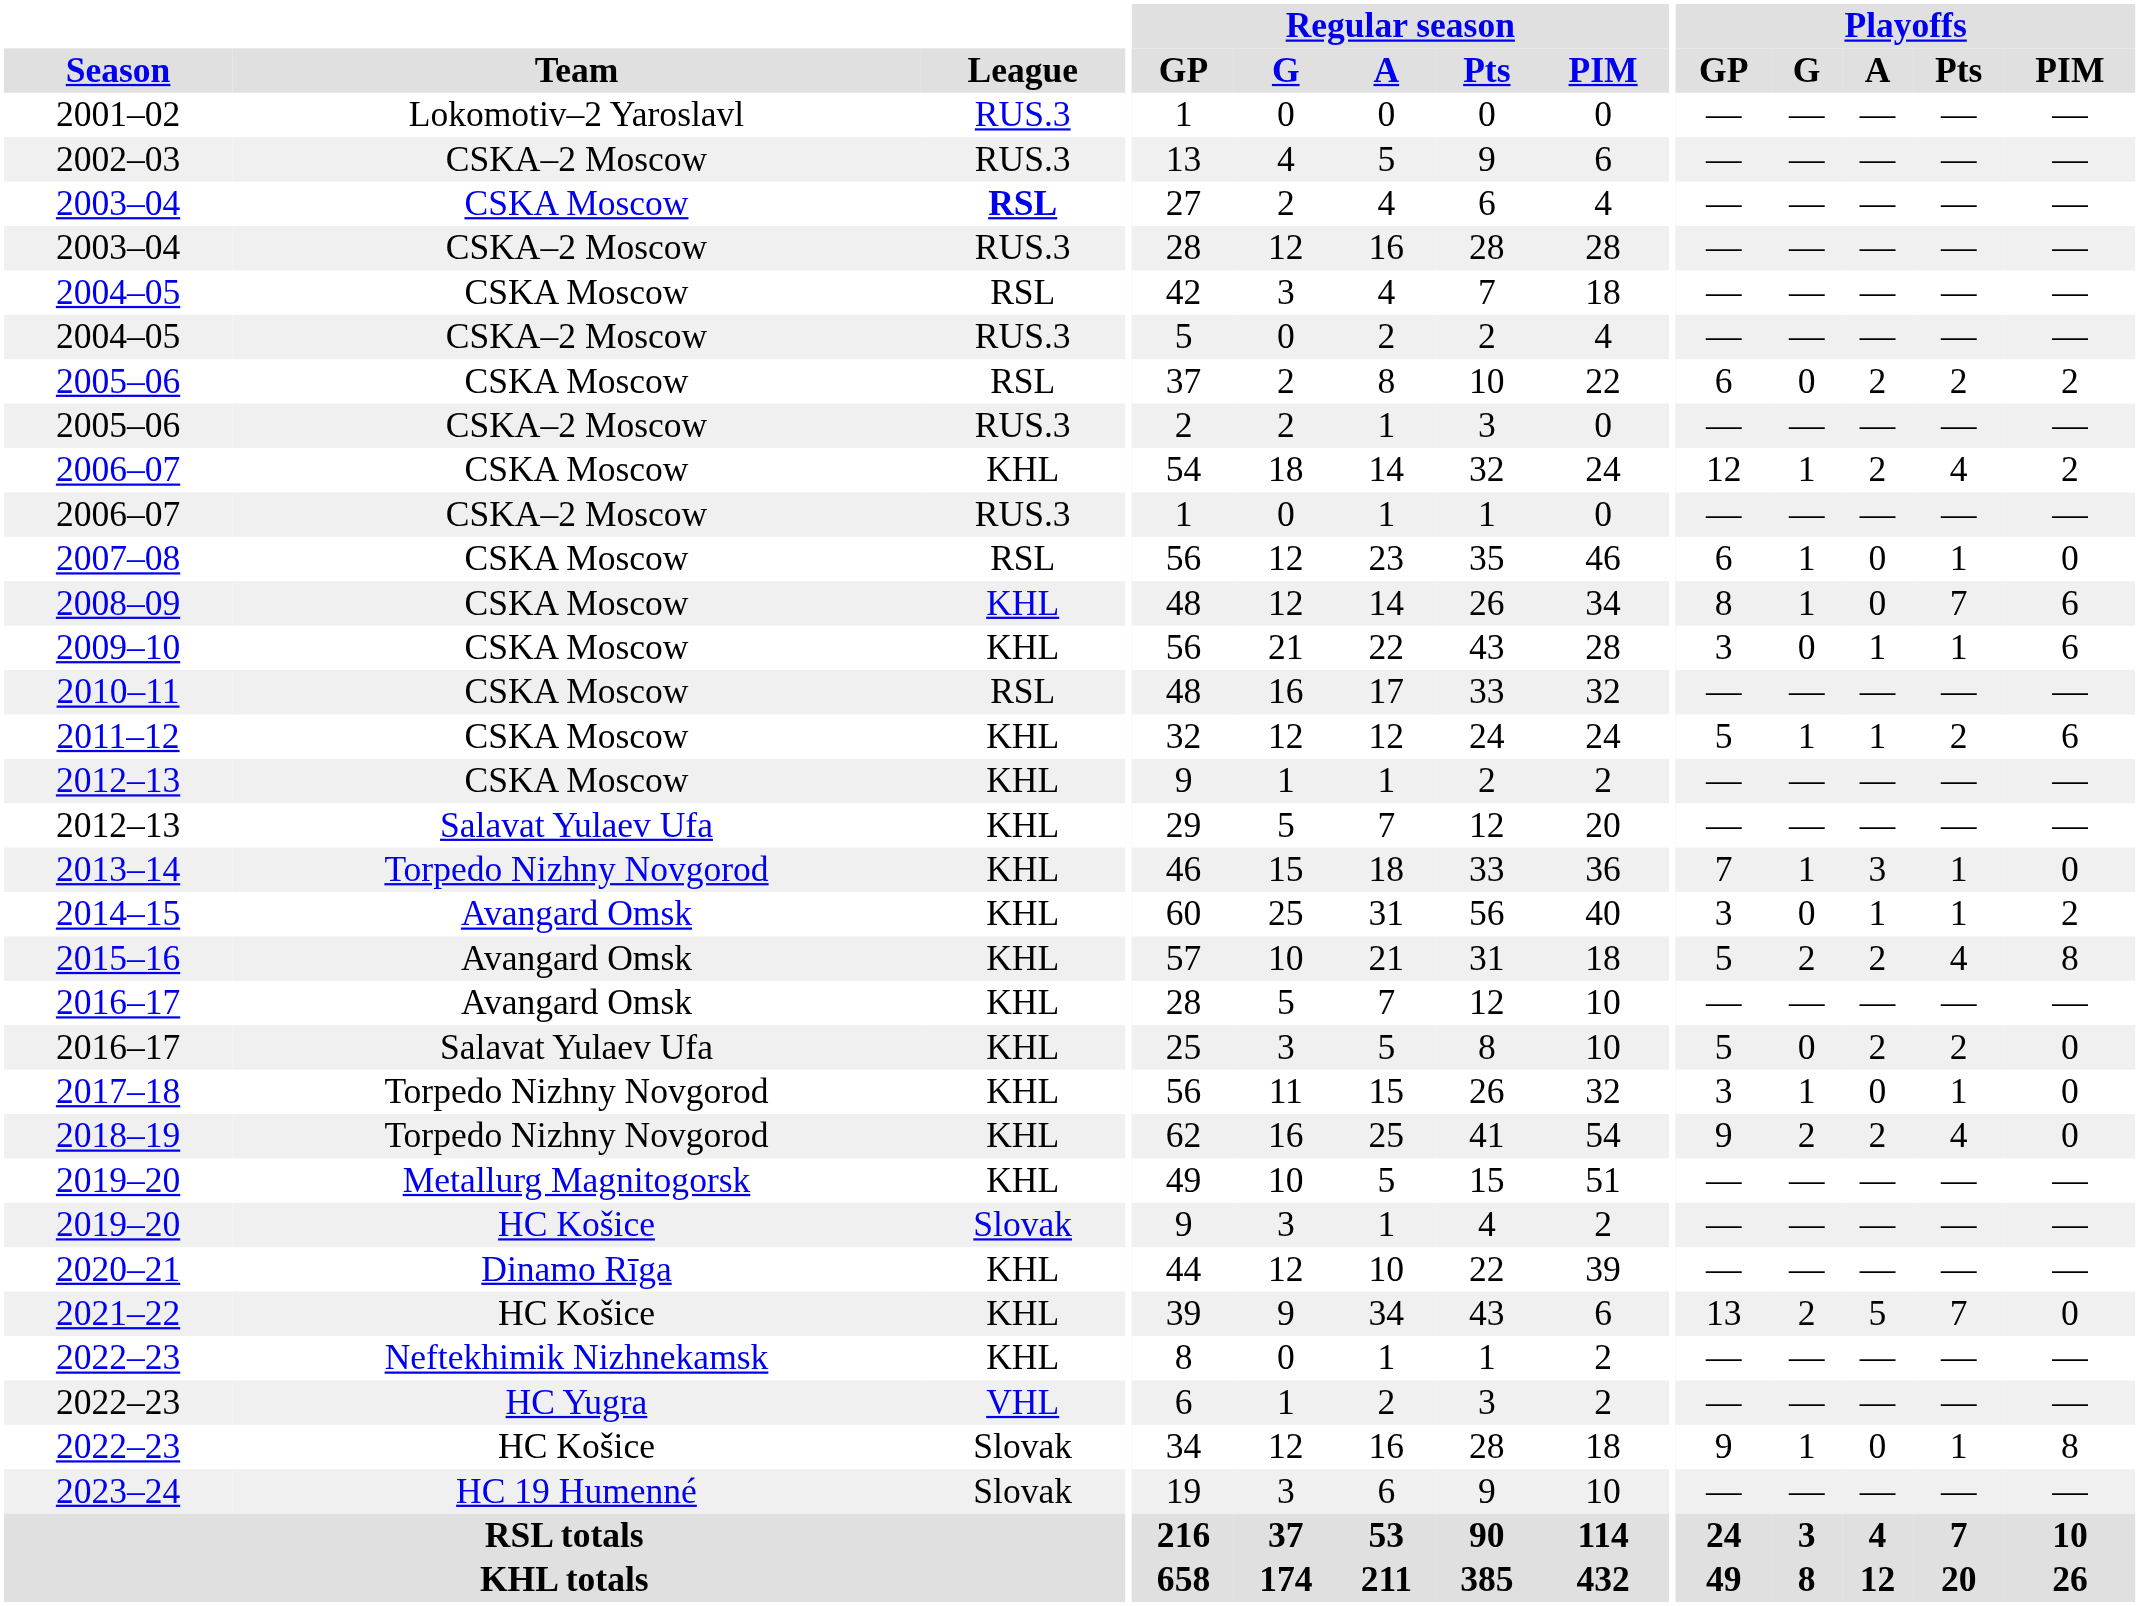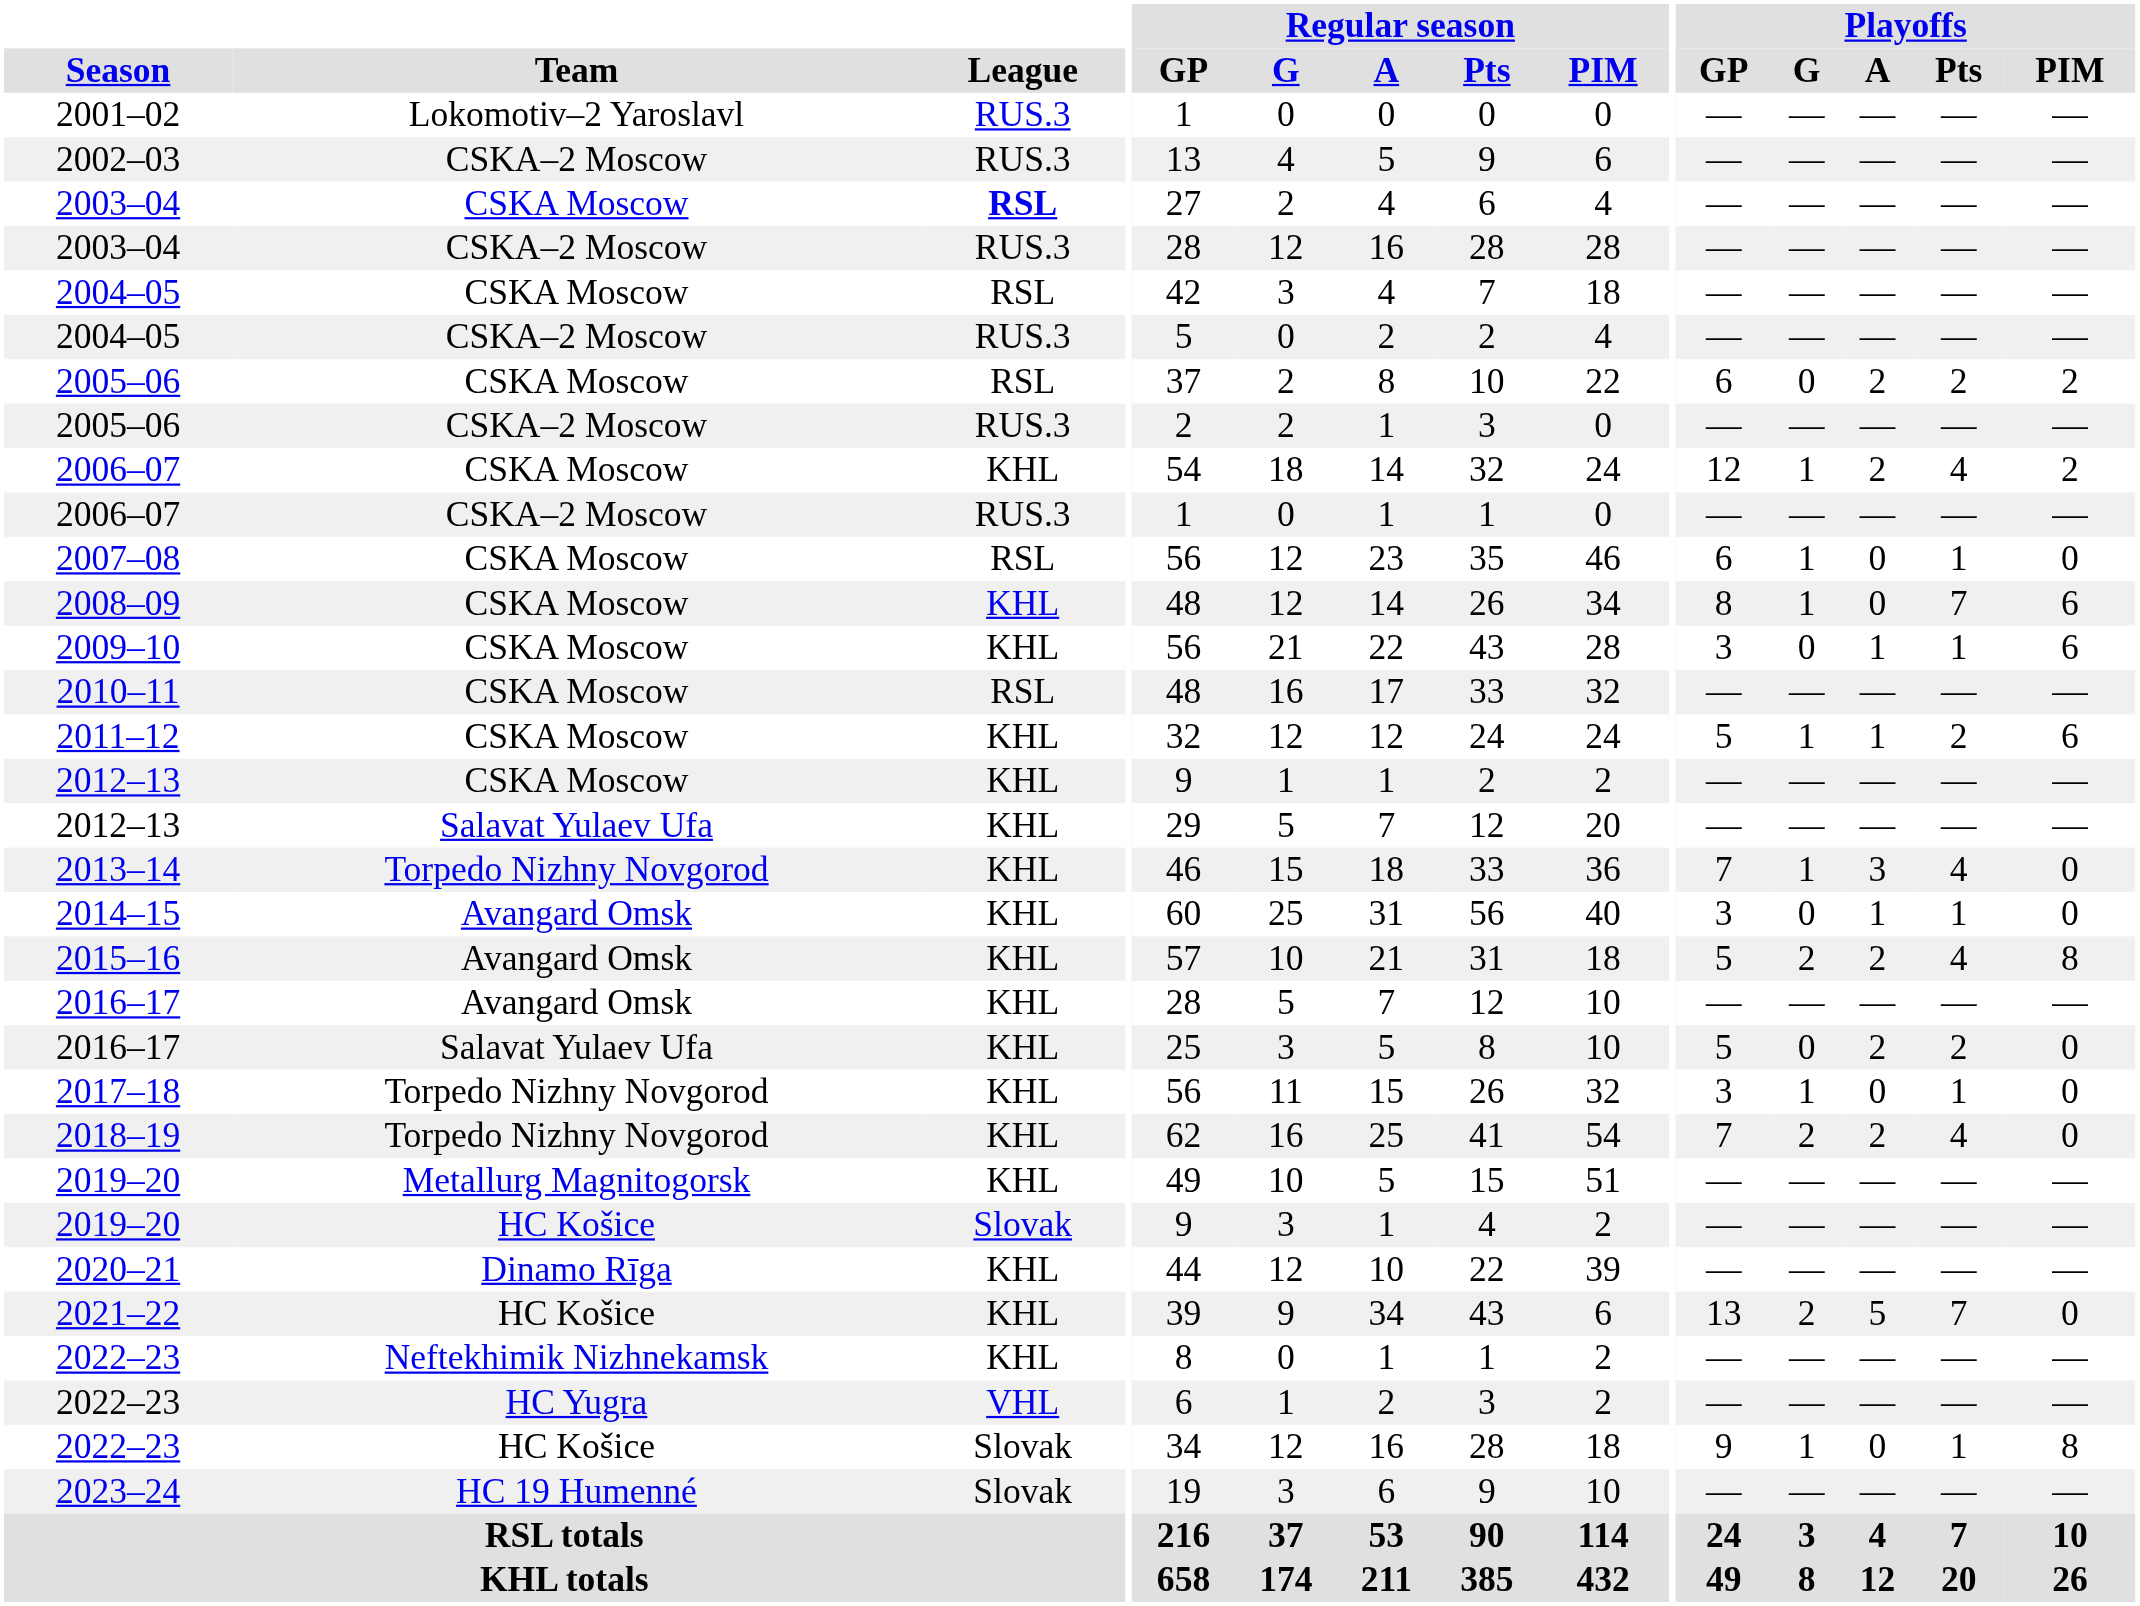(1959, 869) 1 -> (1959, 869) 4
(2070, 913) 2 -> (2070, 913) 0
(1724, 1135) 9 -> (1724, 1135) 7
